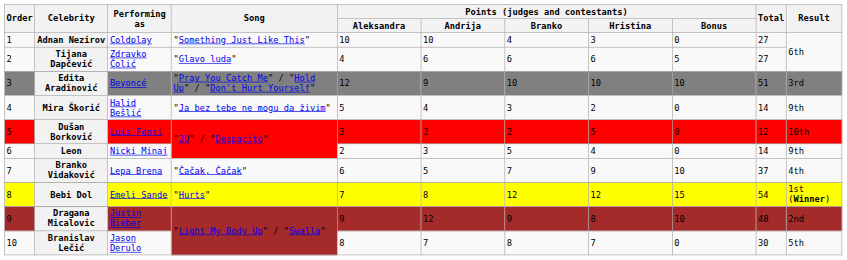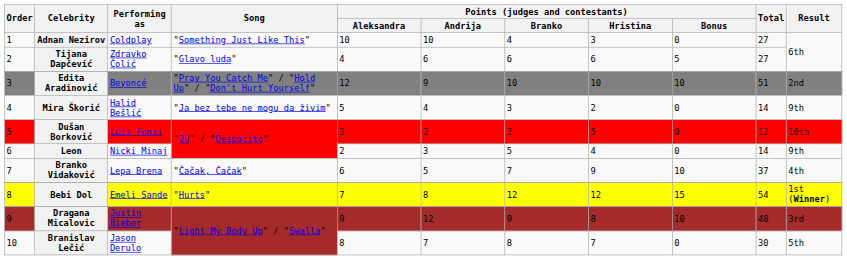(796, 83) 3rd -> (796, 83) 2nd
(796, 219) 2nd -> (796, 219) 3rd
